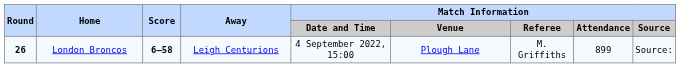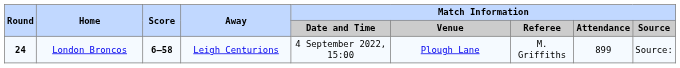(20, 50) 26 -> (20, 50) 24
